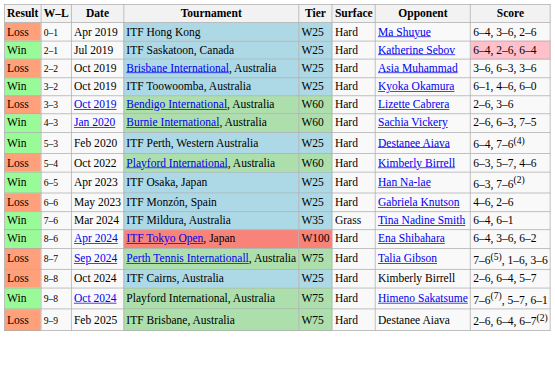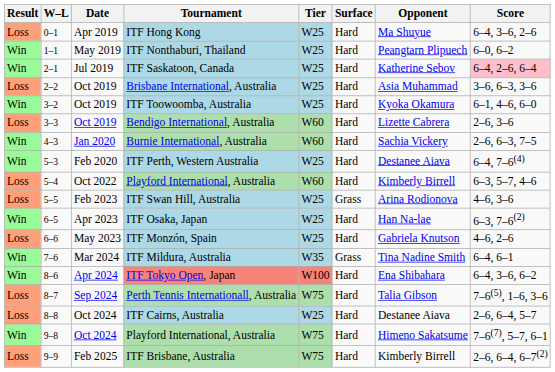+ row: (51, 50)
+ row: (51, 200)
(417, 278) Kimberly Birrell -> (414, 315) Destanee Aiava
(414, 319) Destanee Aiava -> (417, 356) Kimberly Birrell
